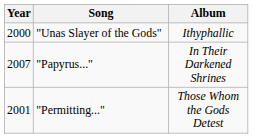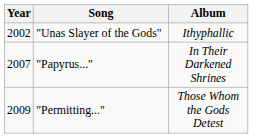(19, 32) 2000 -> (19, 32) 2002
(19, 110) 2001 -> (19, 110) 2009
